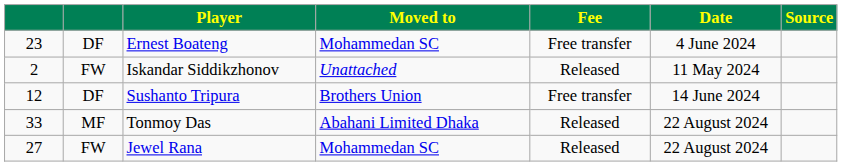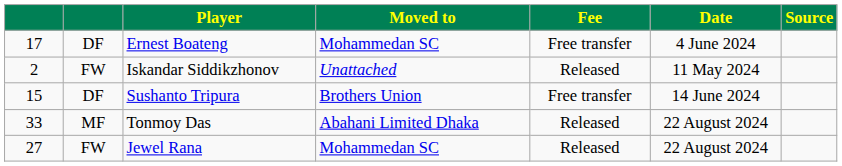(34, 43) 23 -> (34, 43) 17
(34, 95) 12 -> (34, 95) 15
